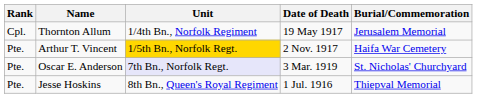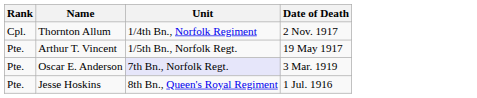- column: (412, 13)
(313, 31) 19 May 1917 -> (310, 31) 2 Nov. 1917
(182, 48) gold background -> (182, 48) no background
(310, 48) 2 Nov. 1917 -> (313, 48) 19 May 1917
